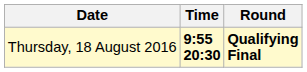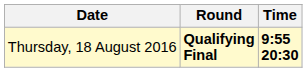columns swapped: (202, 16) <-> (263, 16)
